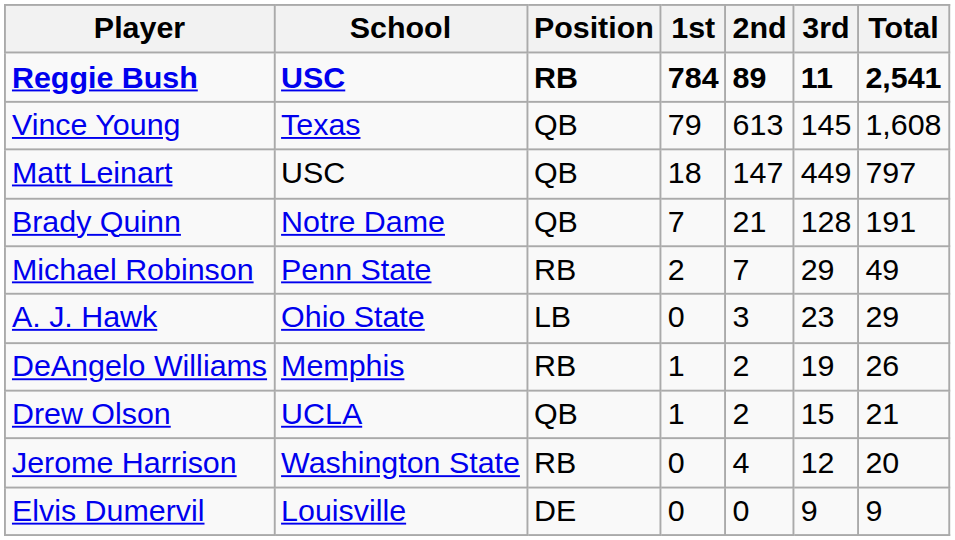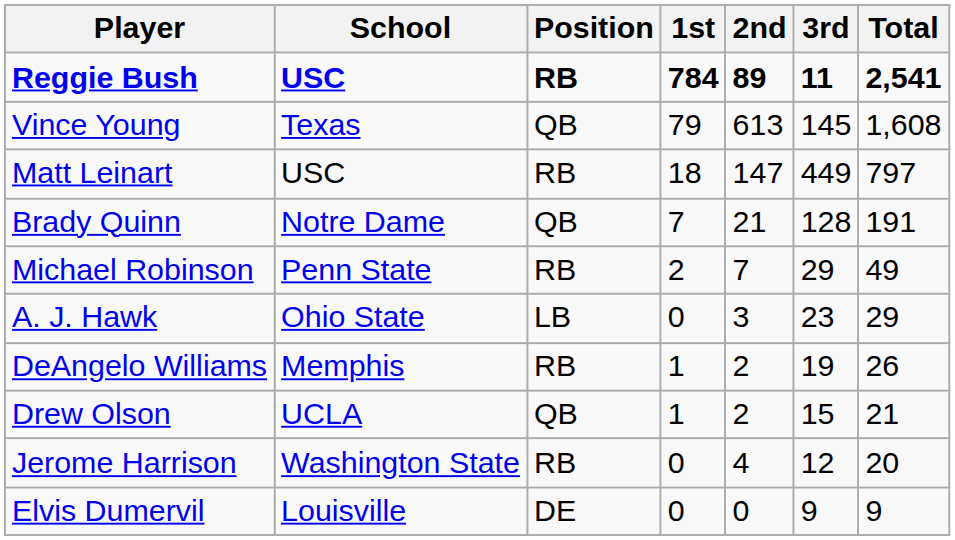(556, 173) QB -> (555, 173) RB
